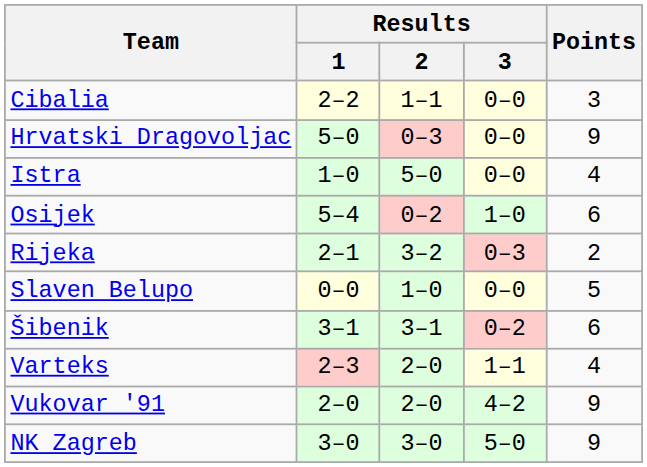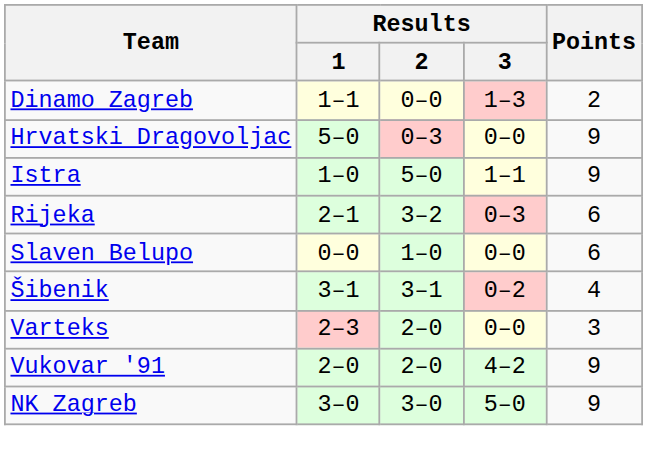- row: (60, 100)
+ row: (102, 100)
(505, 177) 0–0 -> (505, 177) 1–1
(594, 177) 4 -> (594, 177) 9
- row: (53, 215)
(594, 253) 2 -> (594, 215) 6
(594, 291) 5 -> (594, 253) 6
(594, 329) 6 -> (594, 291) 4
(505, 367) 1–1 -> (505, 329) 0–0
(594, 367) 4 -> (594, 329) 3
